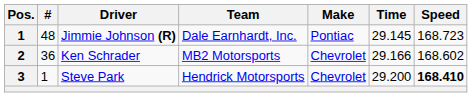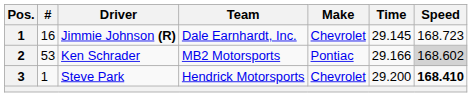(48, 35) 48 -> (48, 35) 16
(332, 35) Pontiac -> (338, 35) Chevrolet
(48, 56) 36 -> (48, 56) 53
(338, 56) Chevrolet -> (332, 56) Pontiac
(441, 56) no background -> (441, 56) lightgrey background
